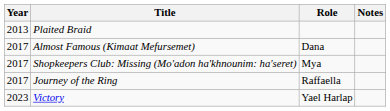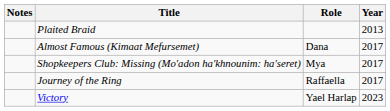columns swapped: (18, 13) <-> (370, 13)
